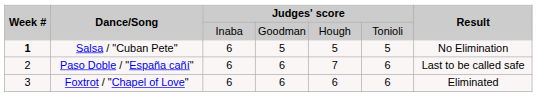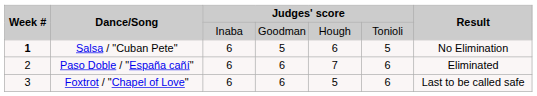(335, 48) 5 -> (335, 48) 6
(473, 65) Last to be called safe -> (473, 65) Eliminated
(335, 83) 6 -> (335, 83) 5
(473, 83) Eliminated -> (473, 83) Last to be called safe
